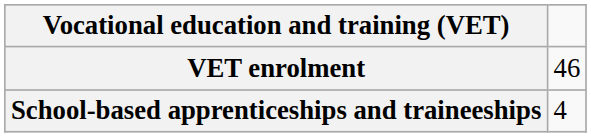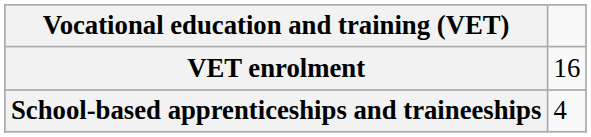(567, 68) 46 -> (567, 68) 16
